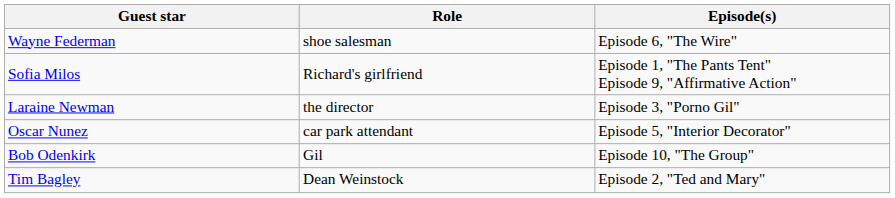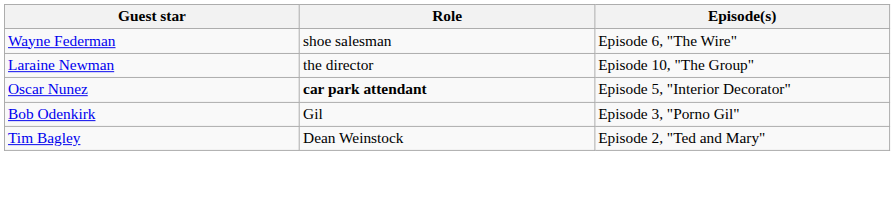- row: (44, 74)
(669, 107) Episode 3, "Porno Gil" -> (676, 65) Episode 10, "The Group"
(358, 131) normal -> (365, 89) bold
(676, 155) Episode 10, "The Group" -> (669, 114) Episode 3, "Porno Gil"
